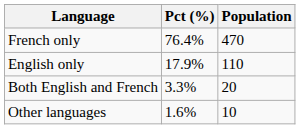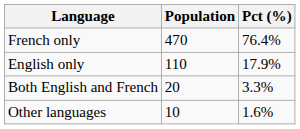columns swapped: (257, 16) <-> (190, 16)
